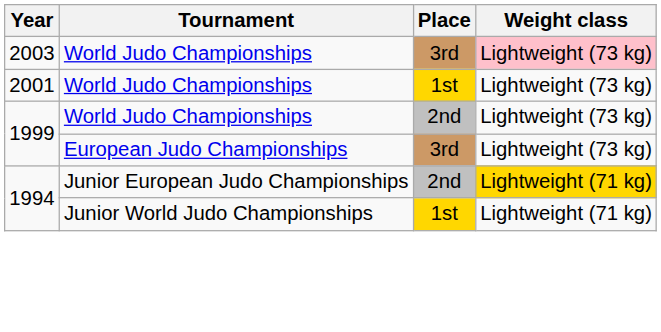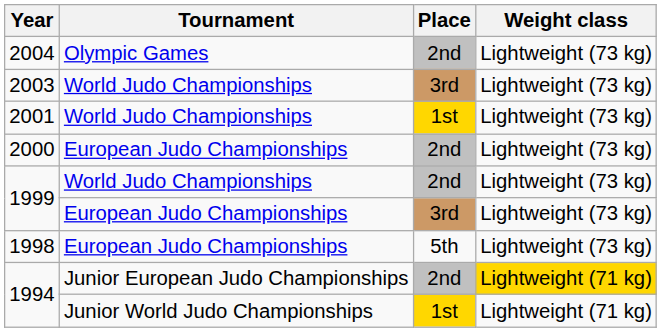+ row: (32, 52)
(566, 52) pink background -> (566, 85) no background
+ row: (32, 149)
+ row: (32, 246)
